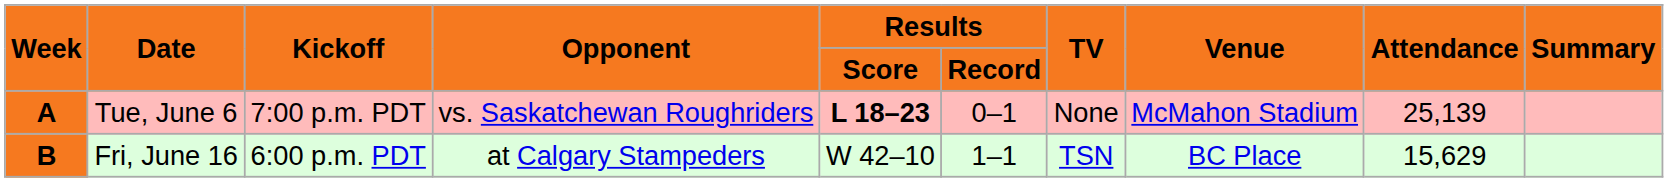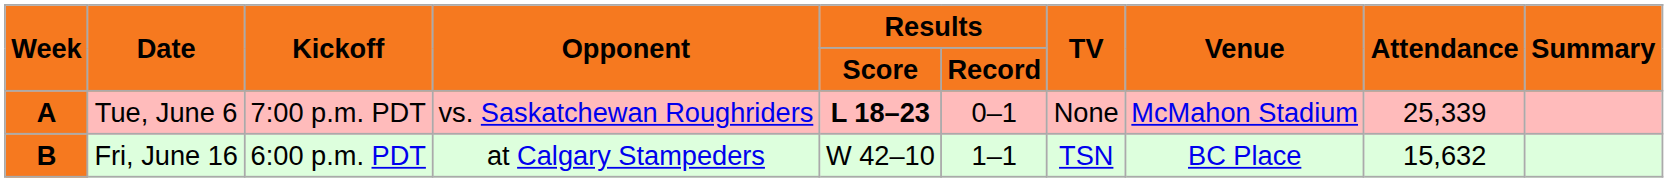(1445, 113) 25,139 -> (1445, 113) 25,339
(1445, 156) 15,629 -> (1445, 156) 15,632
